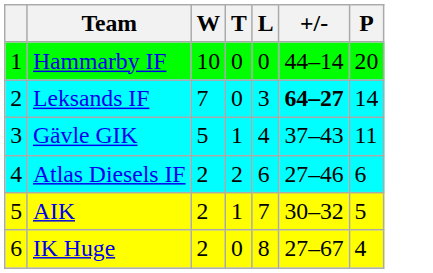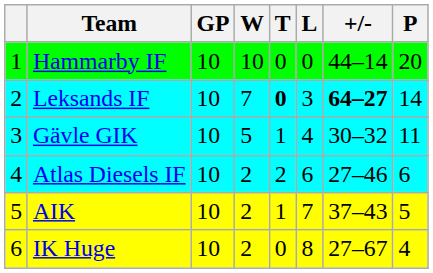+ column: (213, 23)
(237, 98) normal -> (281, 98) bold
(314, 135) 37–43 -> (358, 135) 30–32
(314, 211) 30–32 -> (358, 211) 37–43
